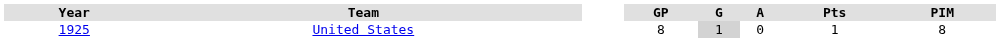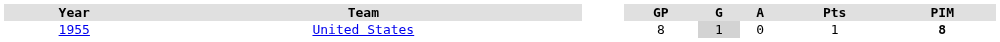(74, 30) 1925 -> (74, 30) 1955
(942, 30) normal -> (942, 30) bold
